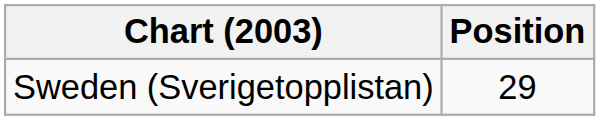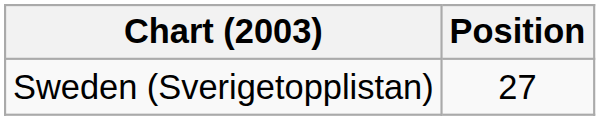(517, 86) 29 -> (517, 86) 27
